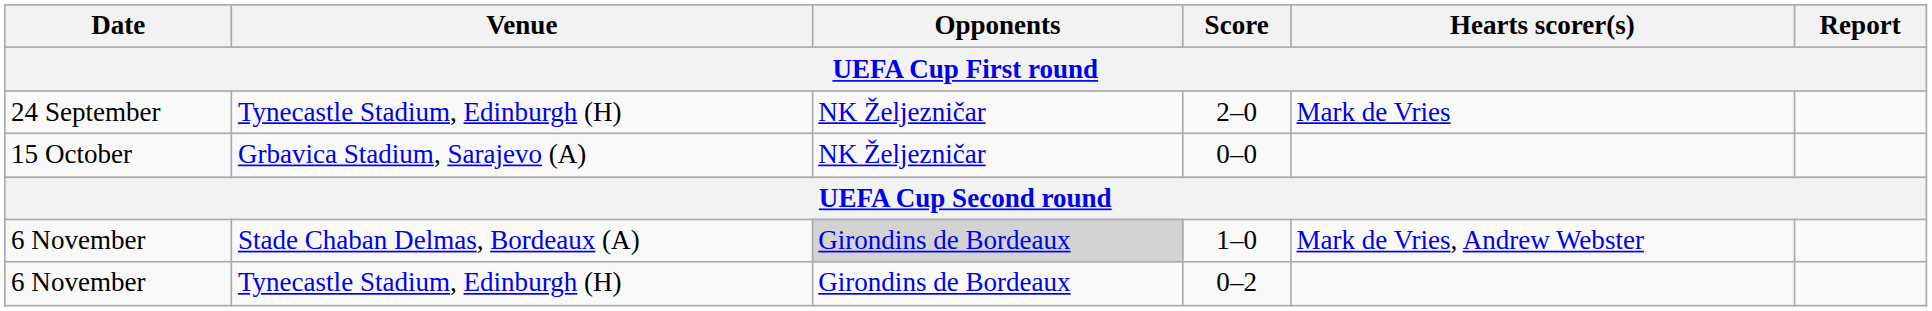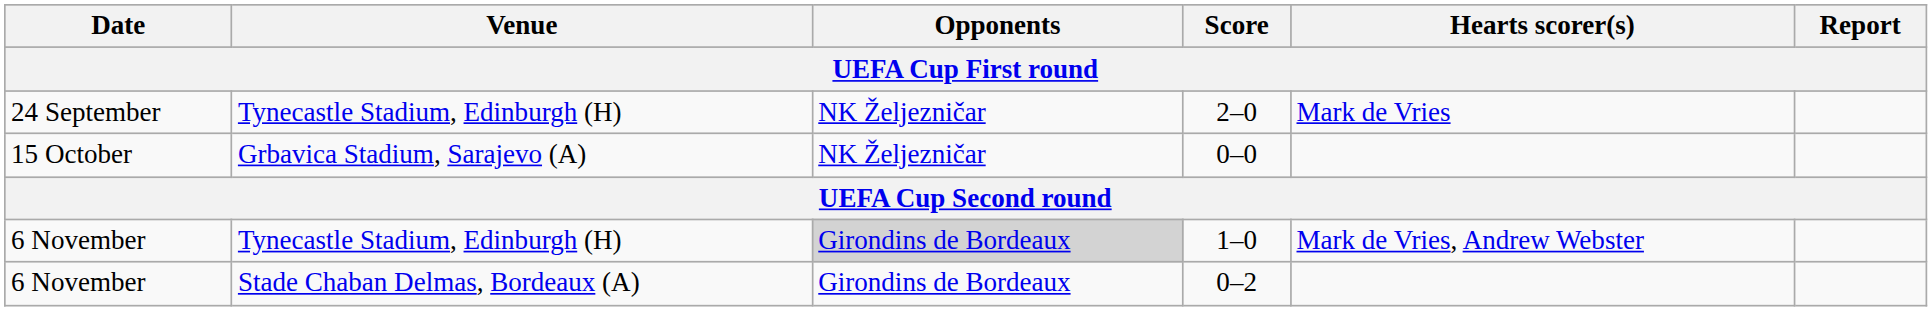(439, 240) Stade Chaban Delmas, Bordeaux (A) -> (430, 240) Tynecastle Stadium, Edinburgh (H)
(430, 283) Tynecastle Stadium, Edinburgh (H) -> (439, 283) Stade Chaban Delmas, Bordeaux (A)
